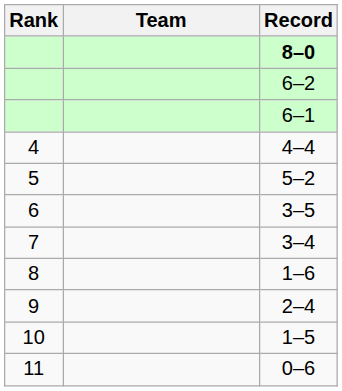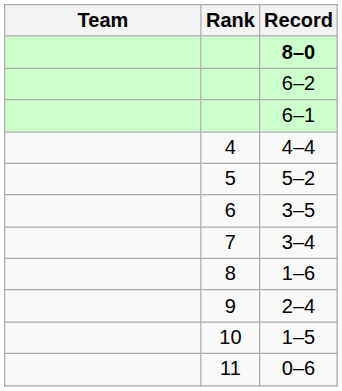columns swapped: (34, 20) <-> (161, 20)
